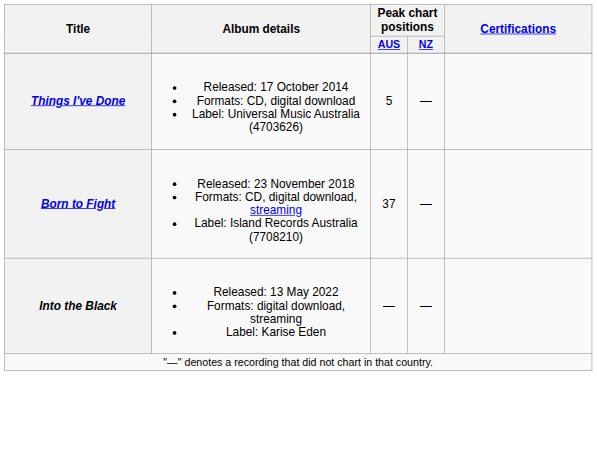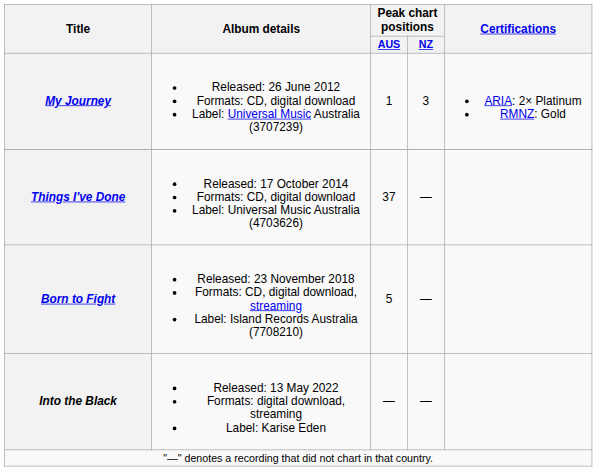+ row: (78, 101)
(389, 101) 5 -> (389, 197) 37
(389, 203) 37 -> (389, 299) 5
